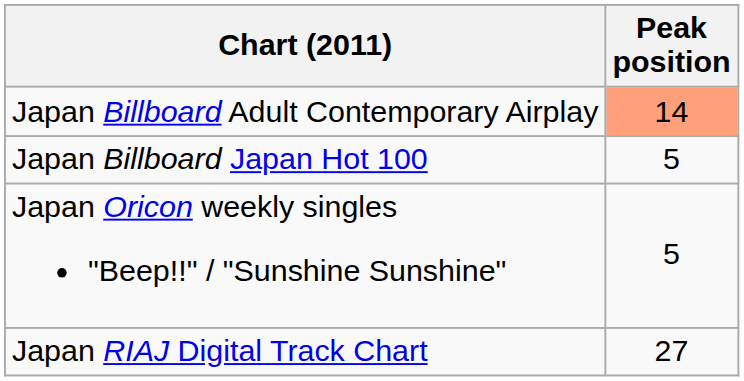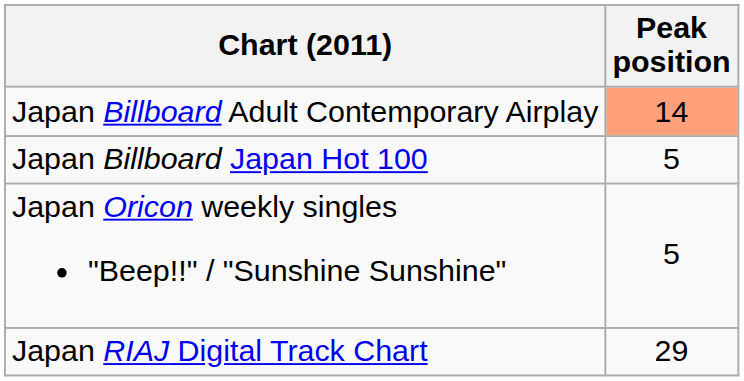(671, 350) 27 -> (671, 350) 29
